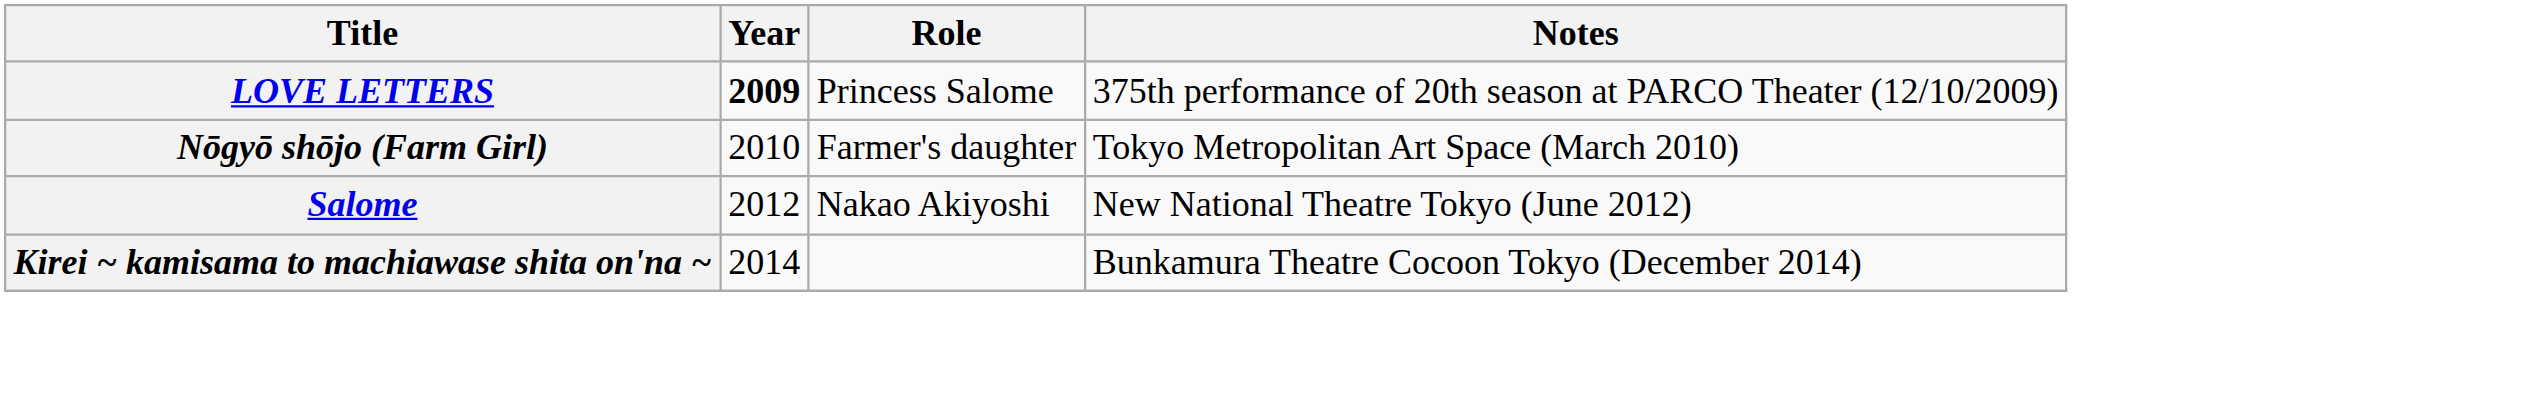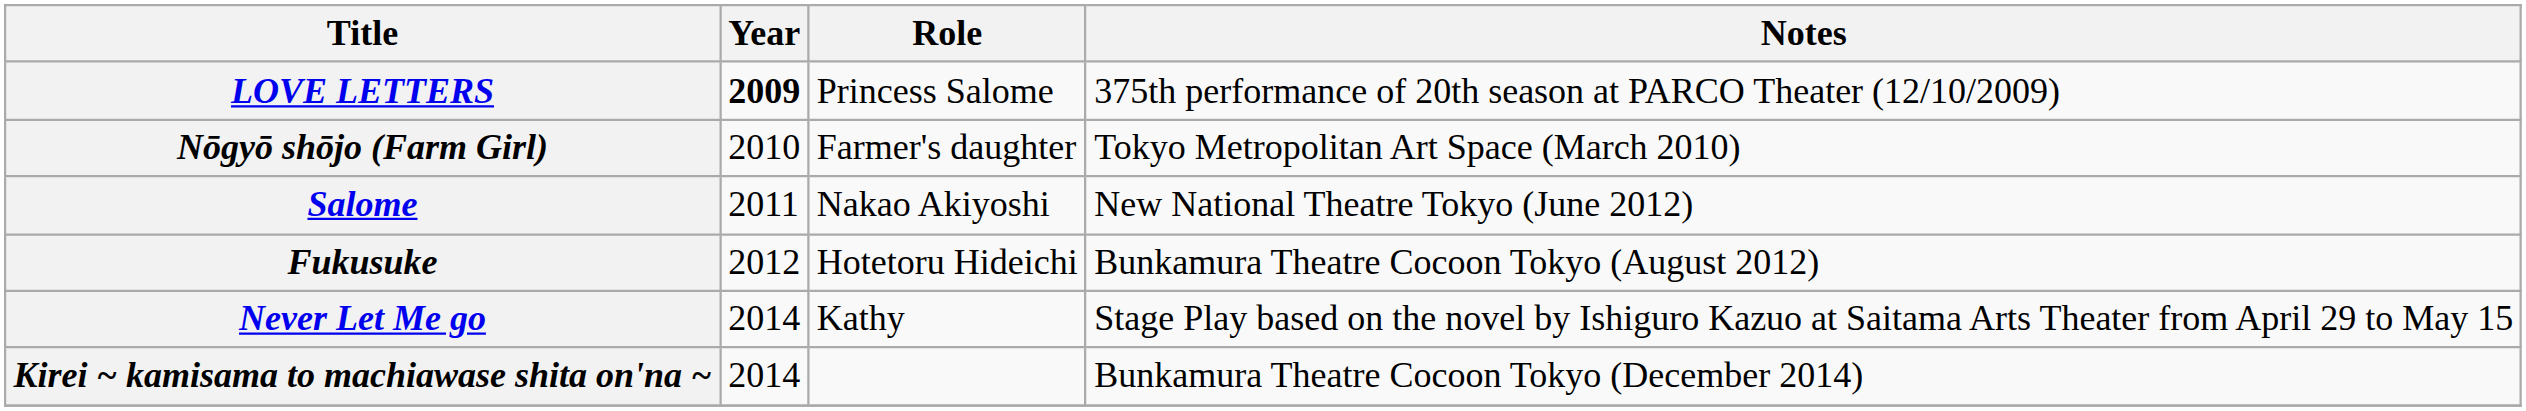(764, 204) 2012 -> (763, 204) 2011
+ row: (362, 261)
+ row: (362, 318)
